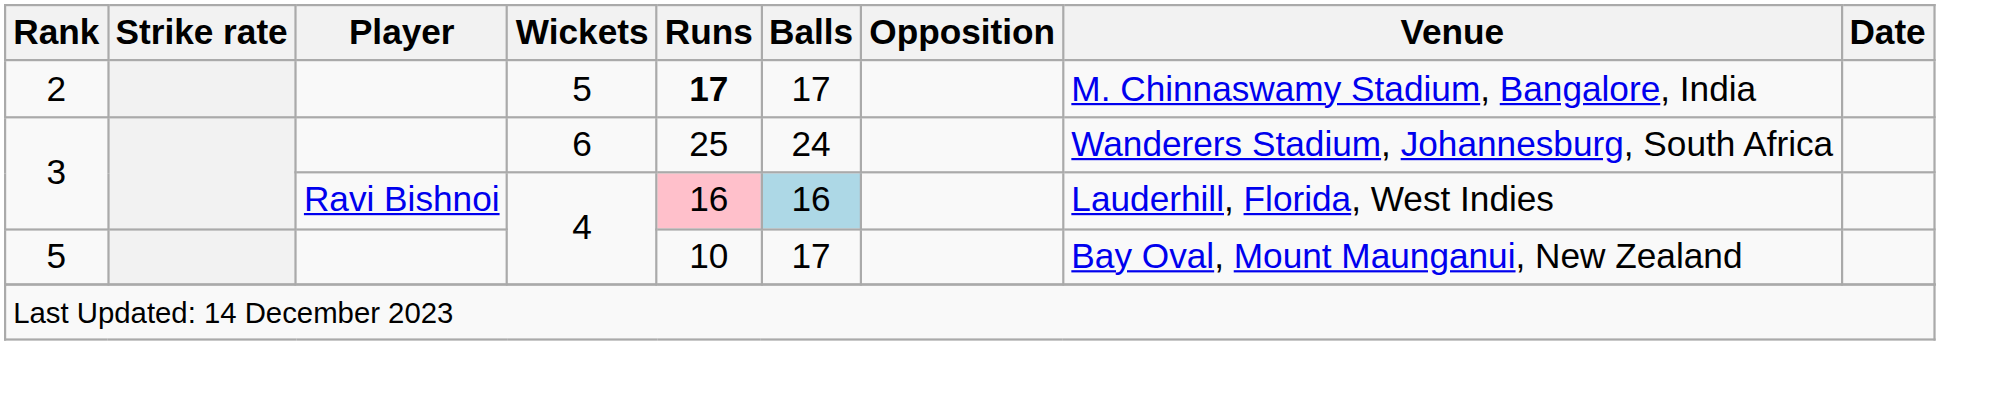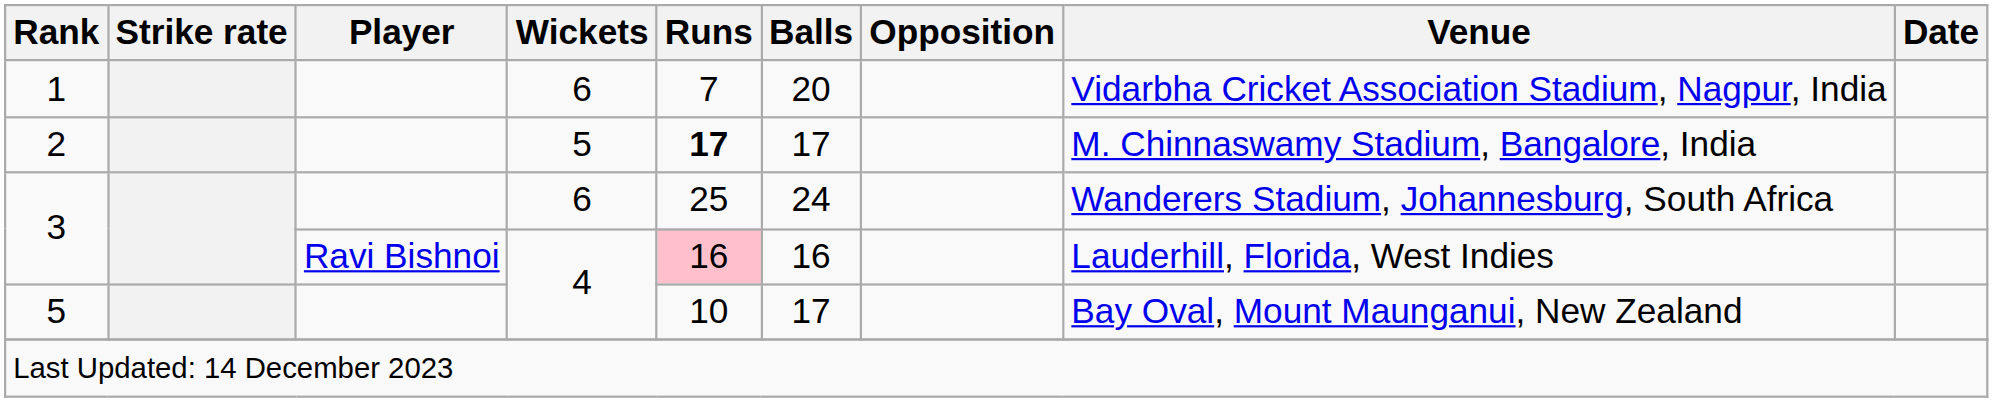+ row: (56, 88)
(811, 199) lightblue background -> (811, 255) no background
